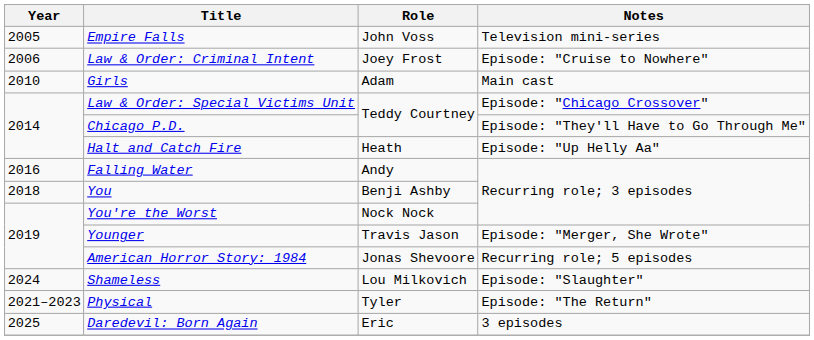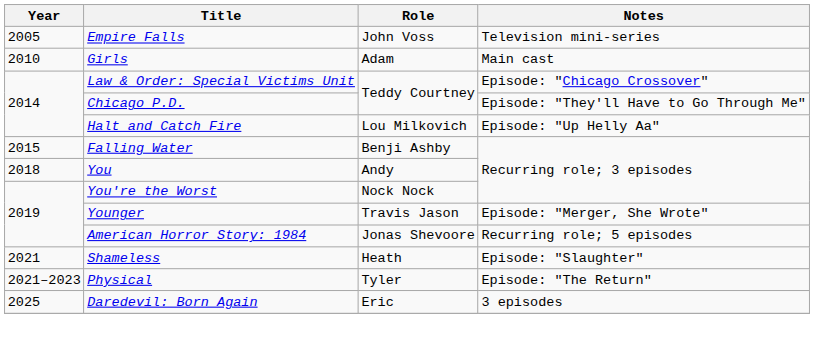- row: (201, 60)
(382, 148) Heath -> (414, 126) Lou Milkovich
(24, 170) 2016 -> (24, 148) 2015
(378, 170) Andy -> (406, 148) Benji Ashby
(406, 192) Benji Ashby -> (378, 170) Andy
(24, 280) 2024 -> (24, 258) 2021
(414, 280) Lou Milkovich -> (382, 258) Heath
